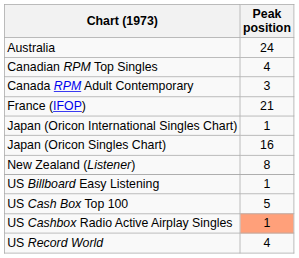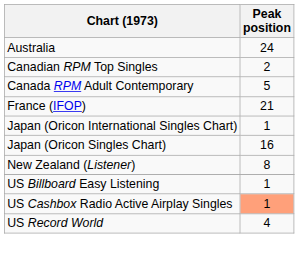(267, 67) 4 -> (267, 67) 2
(267, 86) 3 -> (267, 86) 5
- row: (68, 203)
